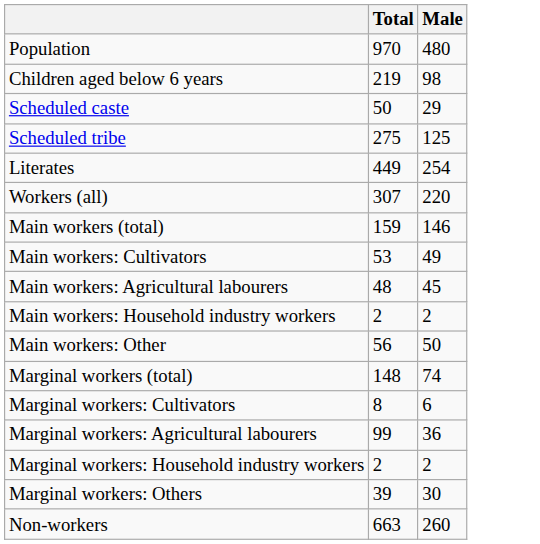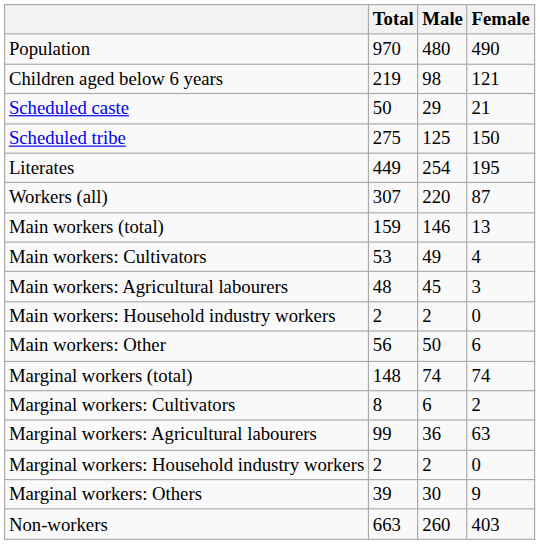+ column: (501, 19)
